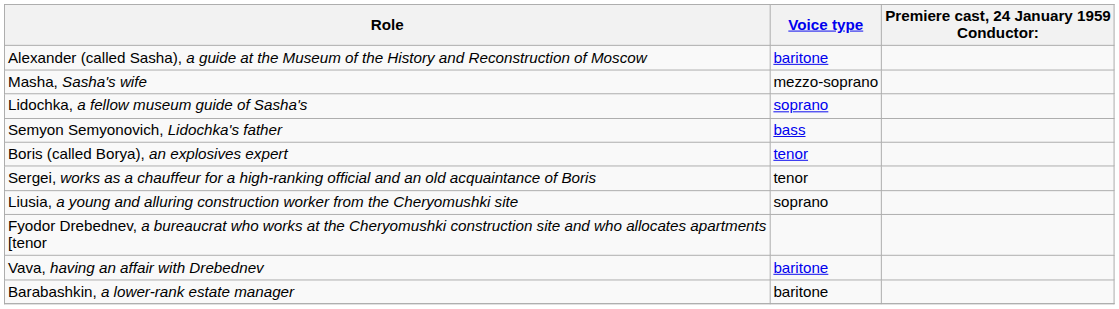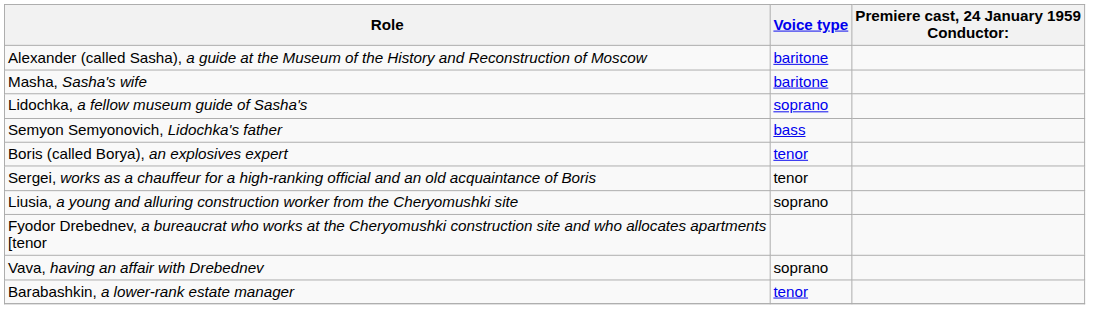(826, 81) mezzo-soprano -> (801, 81) baritone
(801, 267) baritone -> (801, 267) soprano
(801, 291) baritone -> (791, 291) tenor
